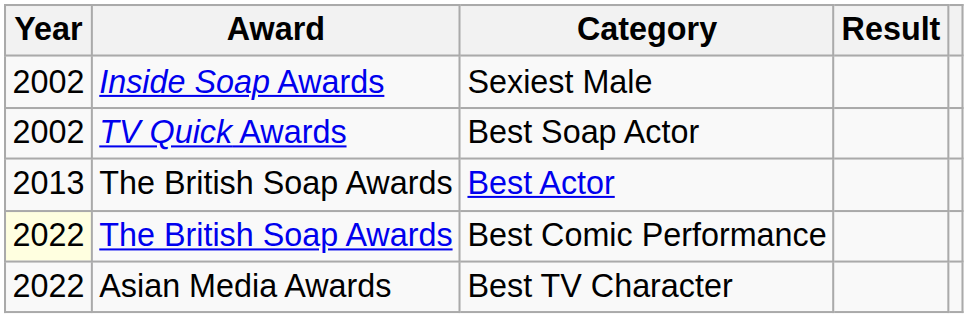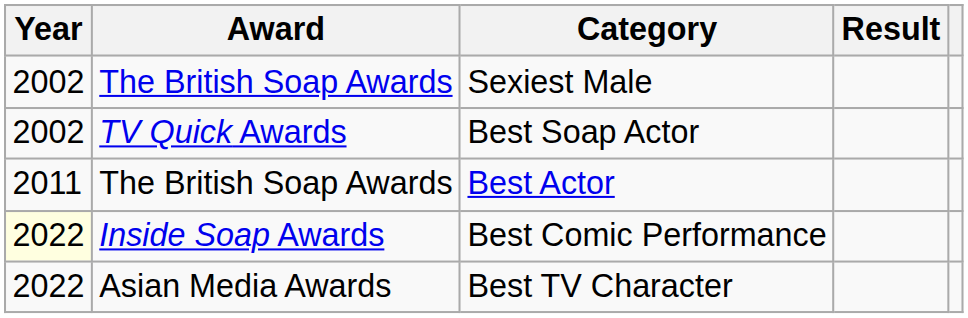(242, 81) Inside Soap Awards -> (276, 81) The British Soap Awards
(48, 183) 2013 -> (47, 183) 2011
(276, 235) The British Soap Awards -> (242, 235) Inside Soap Awards
